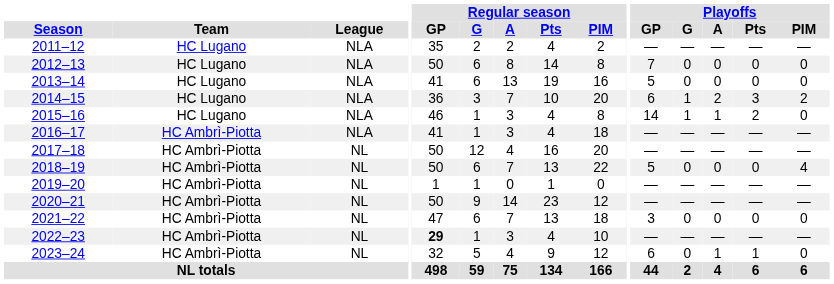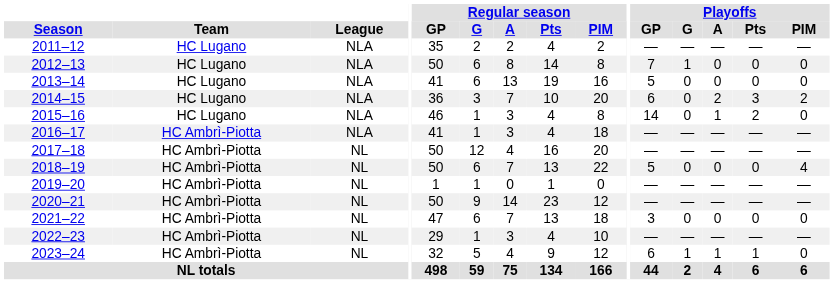(687, 64) 0 -> (687, 64) 1
(687, 98) 1 -> (687, 98) 0
(687, 115) 1 -> (687, 115) 0
(436, 236) bold -> (436, 236) normal
(687, 253) 0 -> (687, 253) 1
